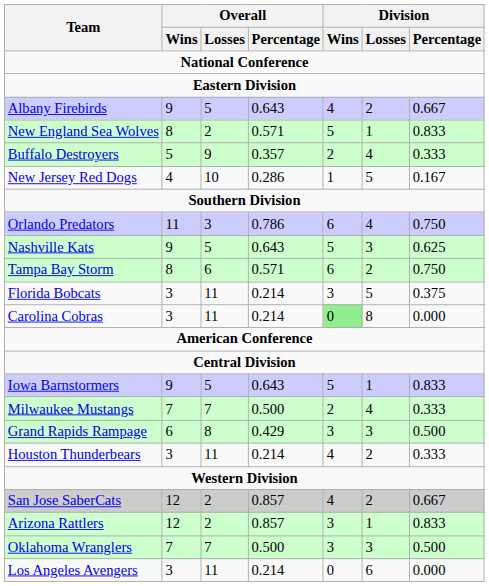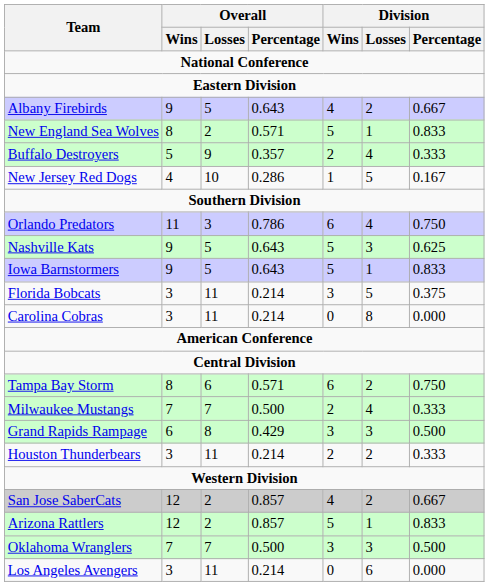rows swapped: (61, 270) <-> (63, 385)
(330, 316) lightgreen background -> (330, 316) no background
(330, 454) 4 -> (330, 454) 2
(330, 524) 3 -> (330, 524) 5
